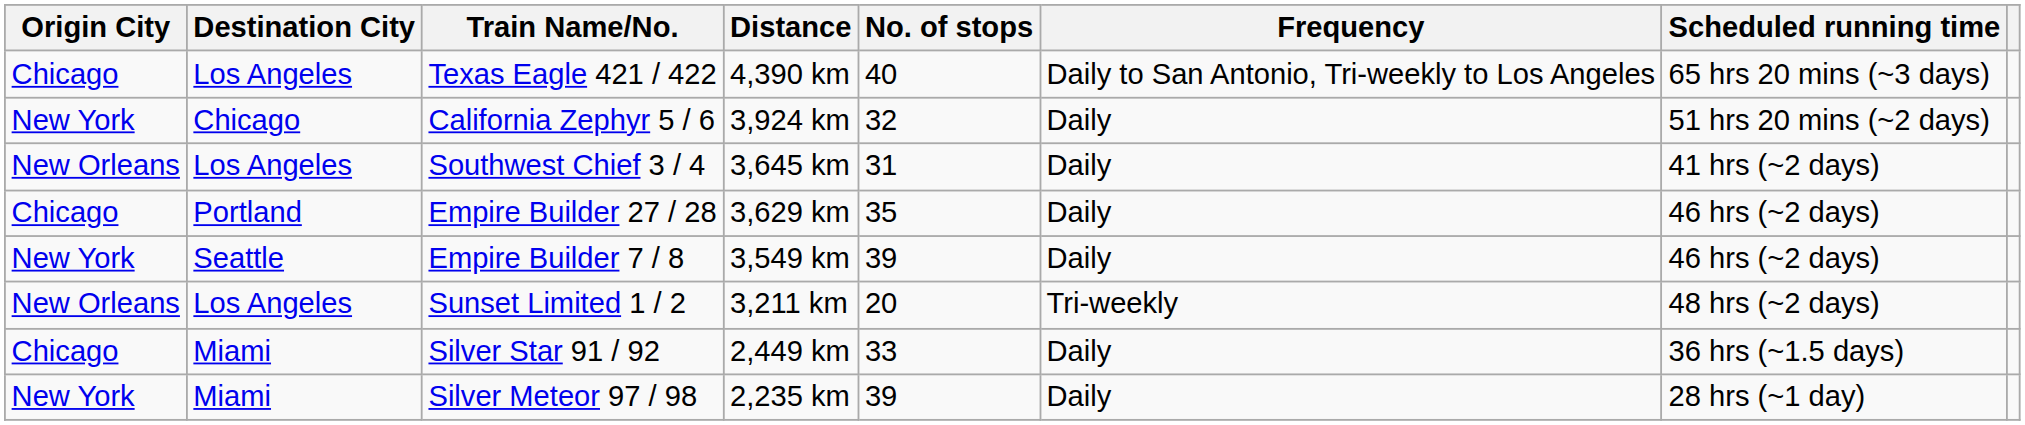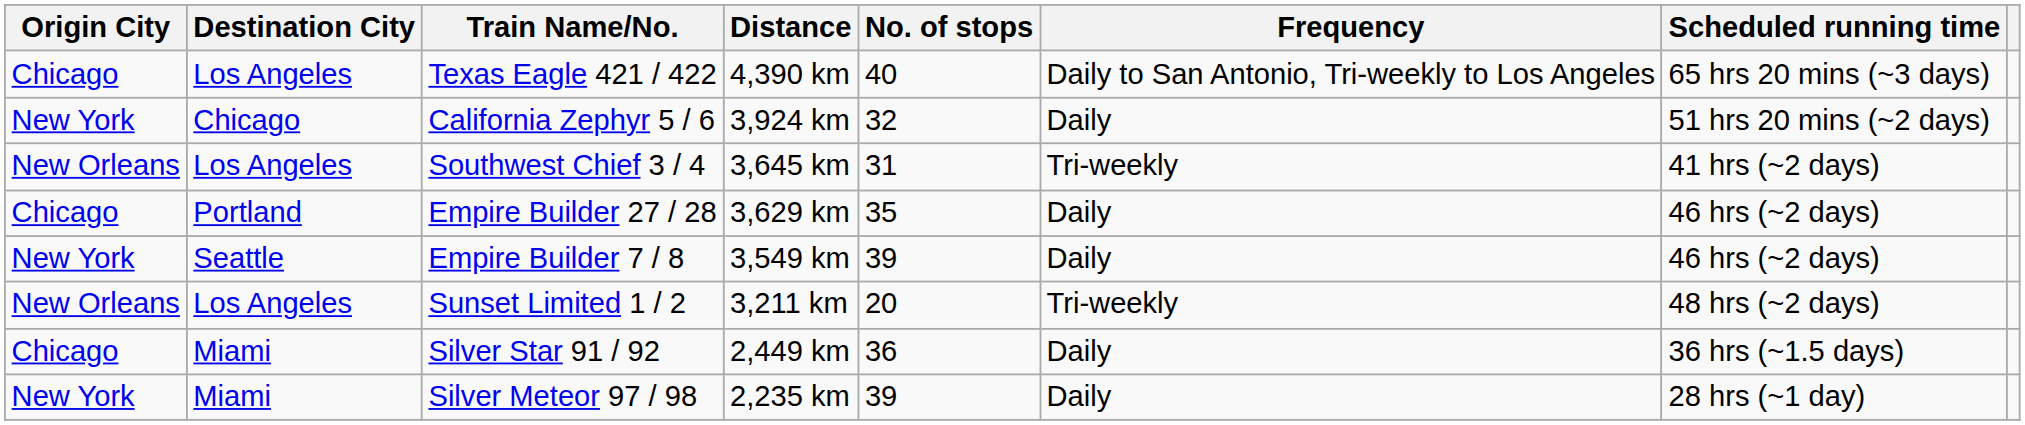(1079, 166) Daily -> (1112, 166) Tri-weekly
(881, 350) 33 -> (881, 350) 36
